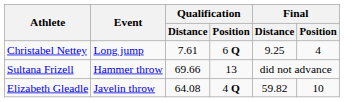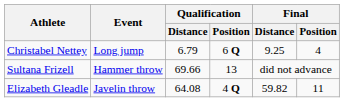(188, 50) 7.61 -> (188, 50) 6.79
(318, 88) 10 -> (318, 88) 11
